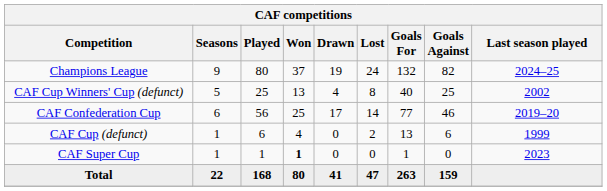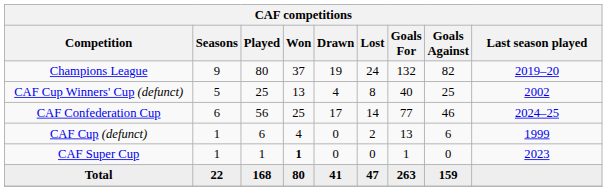(537, 71) 2024–25 -> (537, 71) 2019–20
(537, 113) 2019–20 -> (537, 113) 2024–25
